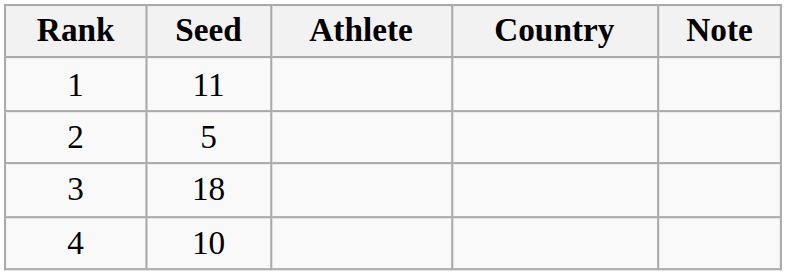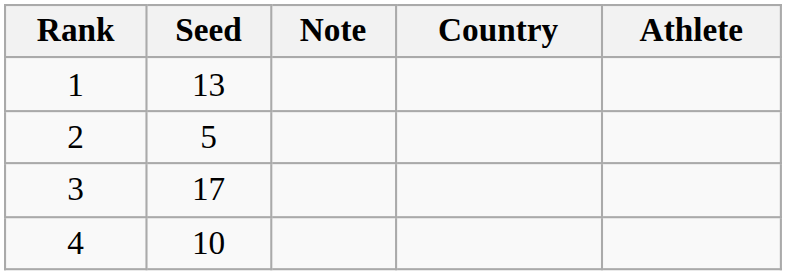columns swapped: (361, 30) <-> (719, 30)
(209, 83) 11 -> (209, 83) 13
(209, 189) 18 -> (209, 189) 17
